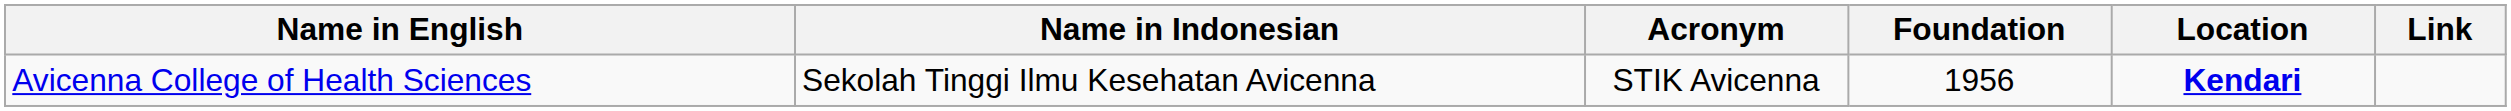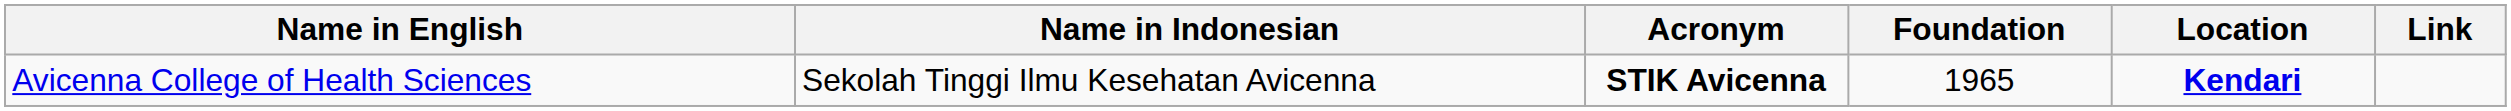(1716, 79) normal -> (1716, 79) bold
(1979, 79) 1956 -> (1979, 79) 1965
